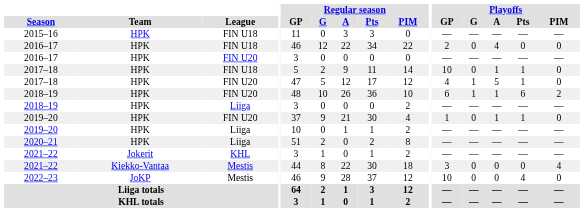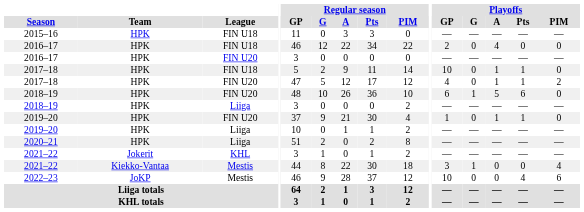(474, 82) 1 -> (474, 82) 0
(497, 82) 5 -> (497, 82) 1
(559, 82) 0 -> (559, 82) 2
(497, 94) 1 -> (497, 94) 5
(559, 94) 2 -> (559, 94) 0
(474, 166) 0 -> (474, 166) 1
(559, 178) 0 -> (559, 178) 6
